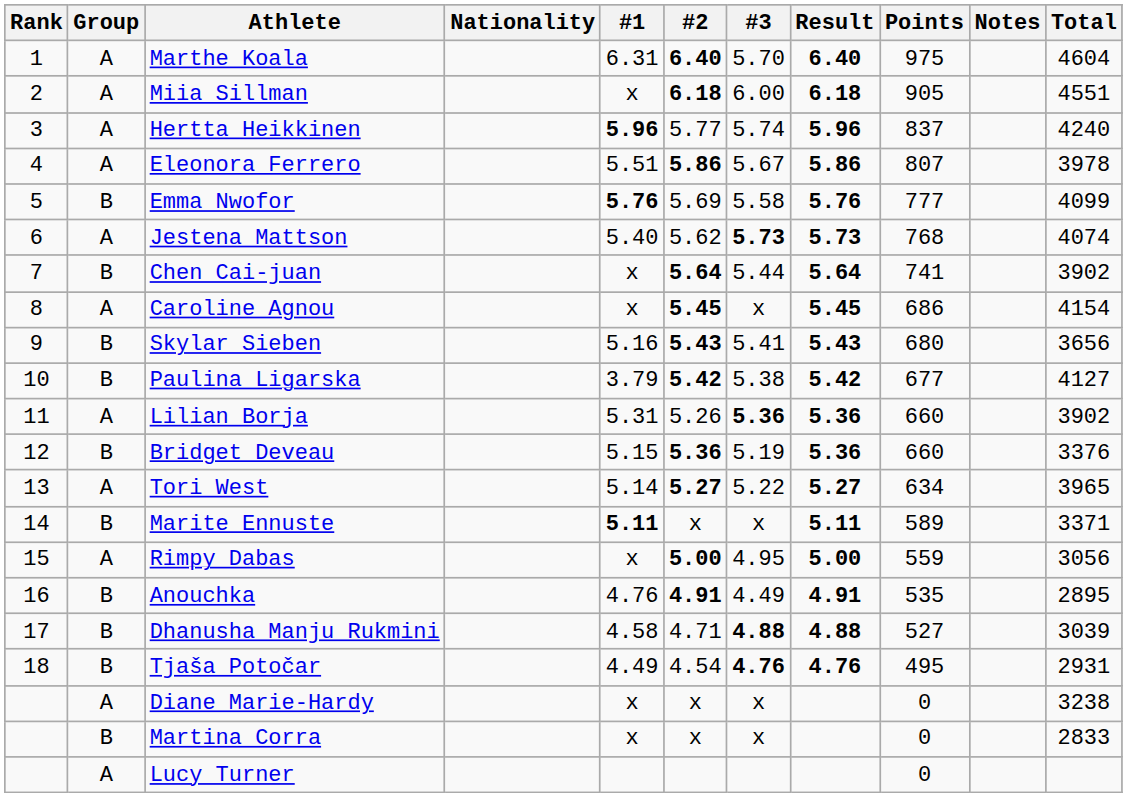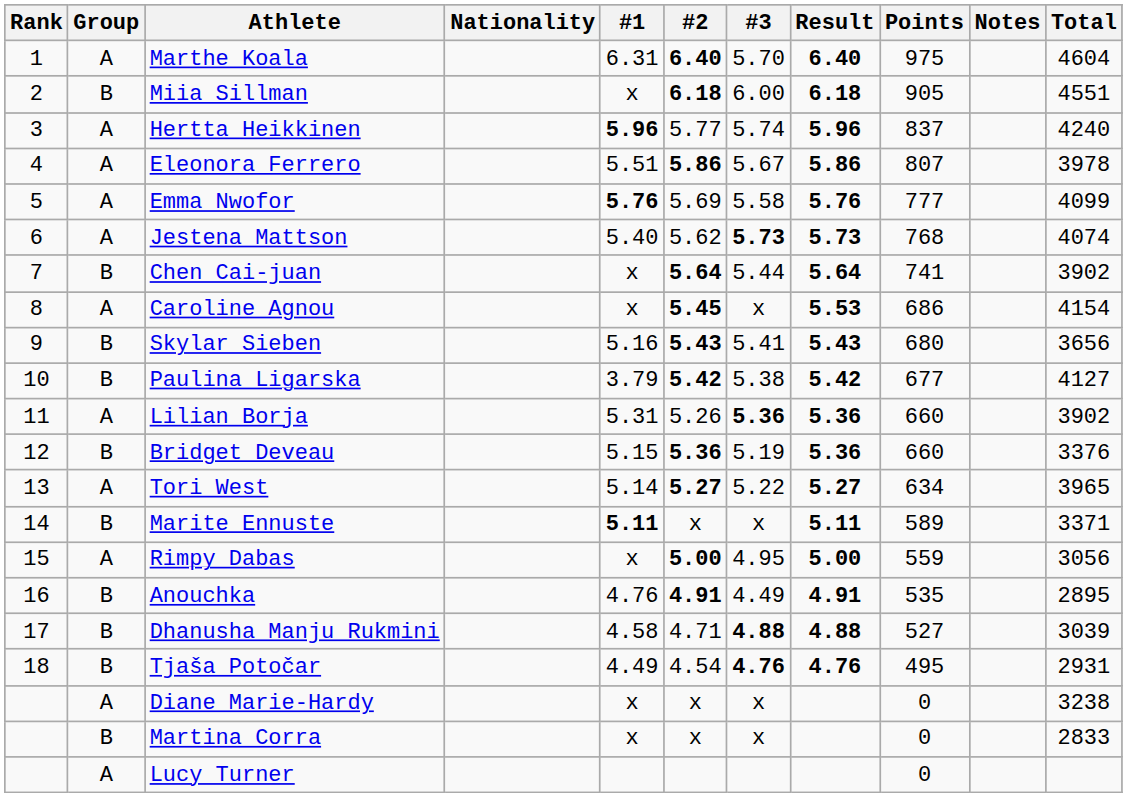(106, 94) A -> (106, 94) B
(106, 202) B -> (106, 202) A
(835, 309) 5.45 -> (835, 309) 5.53
